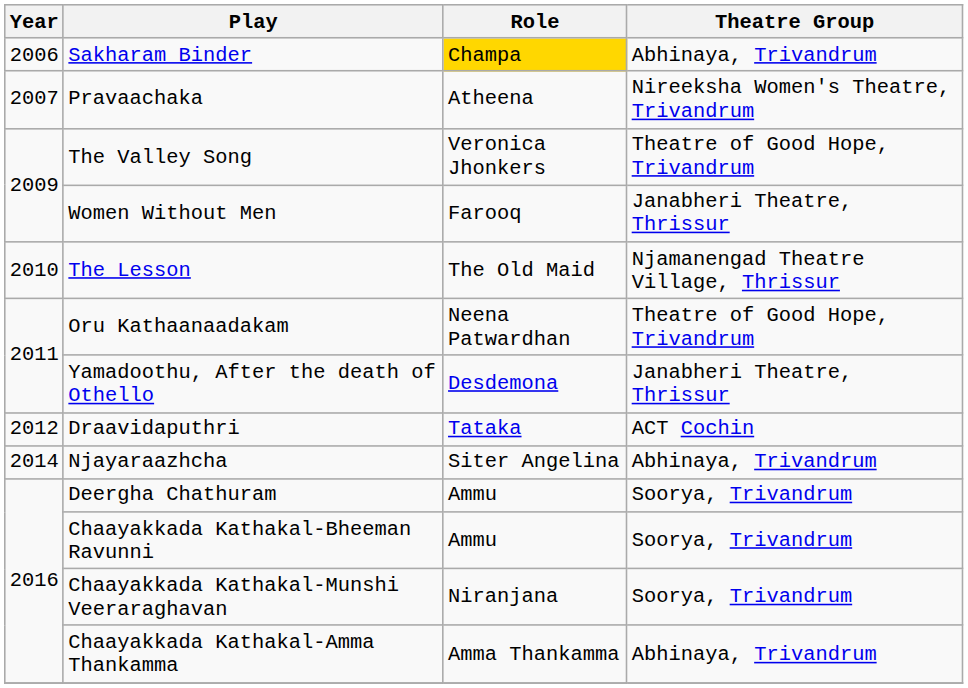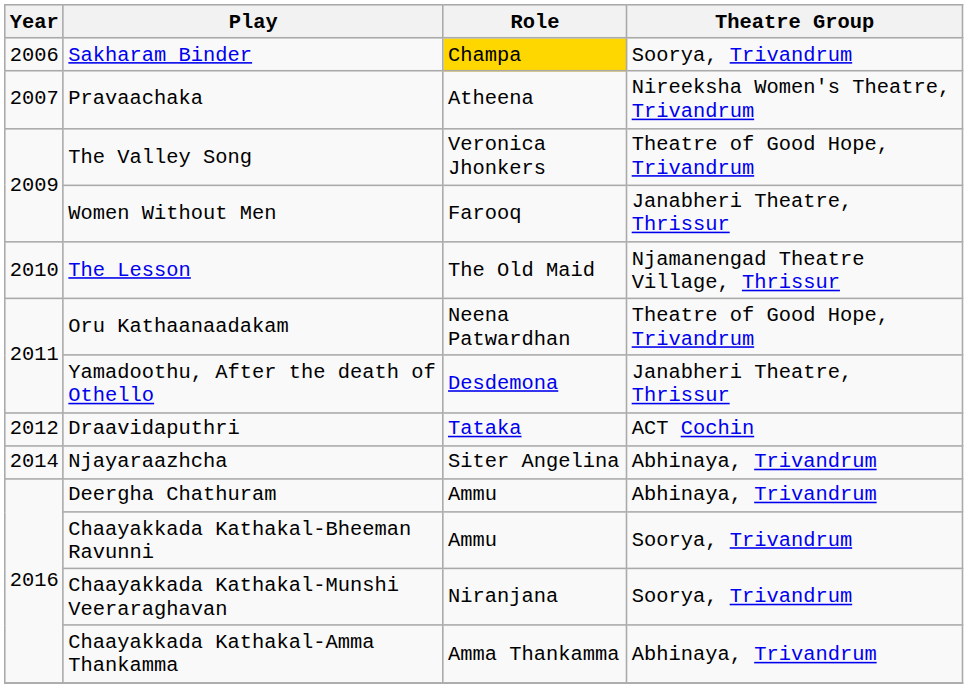(754, 55) Abhinaya, Trivandrum -> (742, 55) Soorya, Trivandrum
(742, 495) Soorya, Trivandrum -> (754, 495) Abhinaya, Trivandrum
